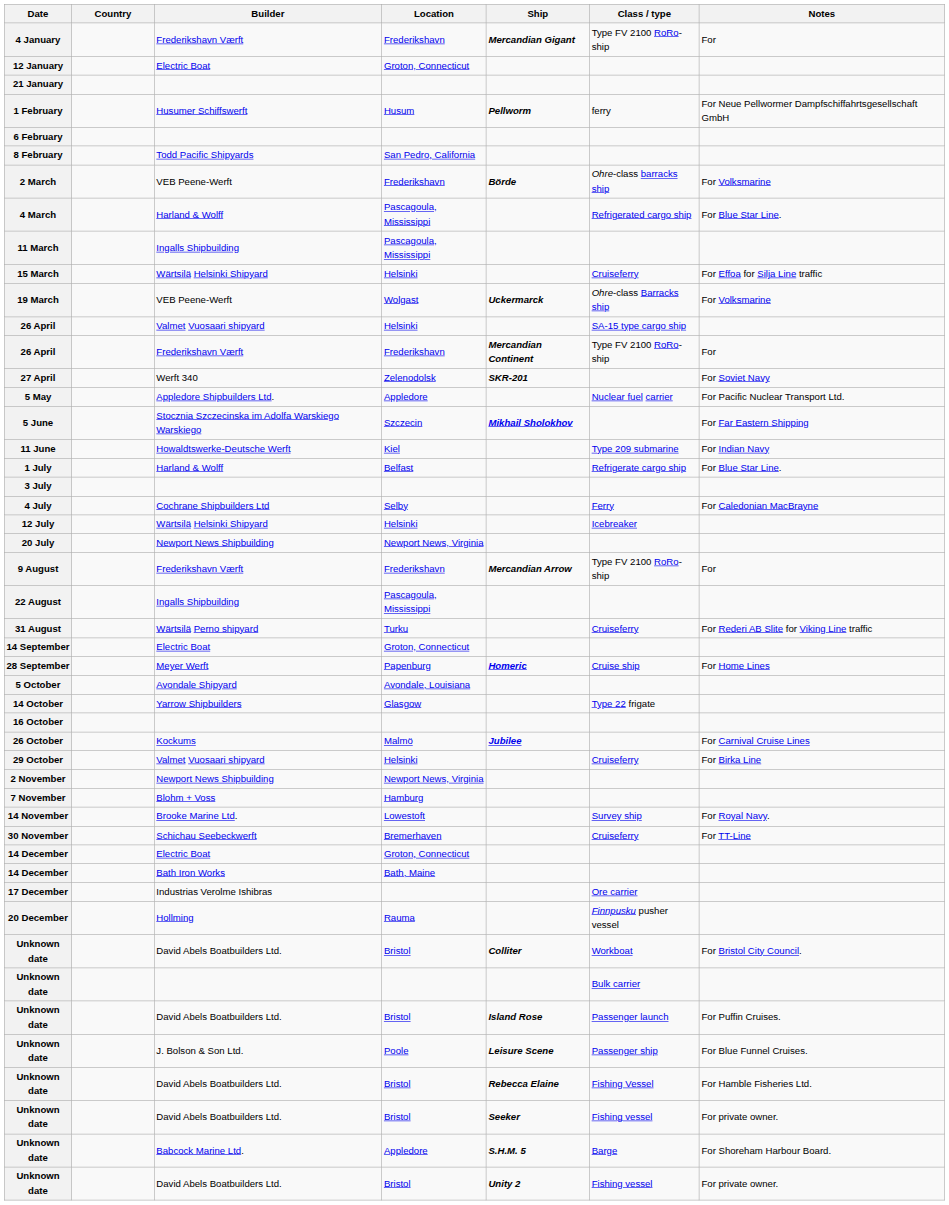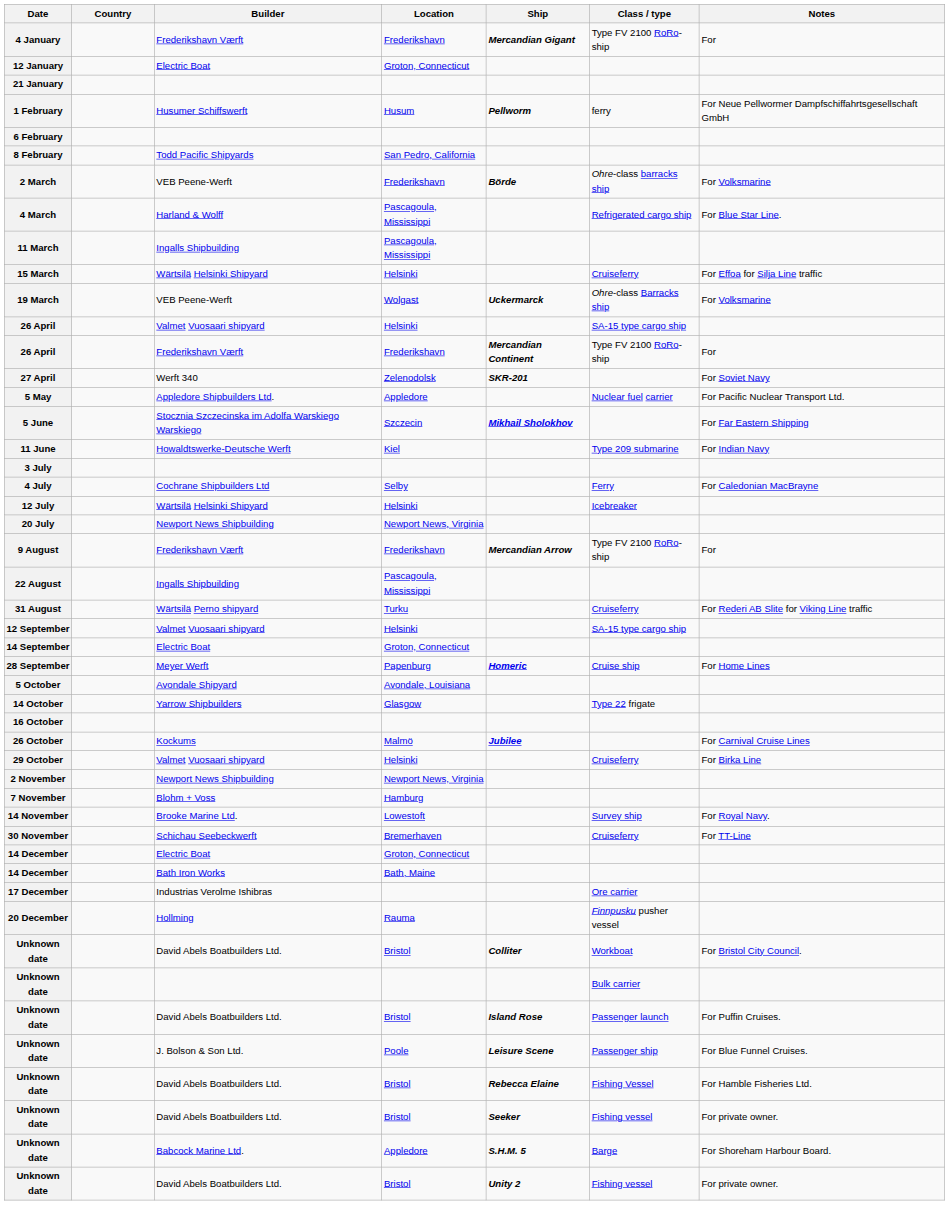- row: (38, 467)
+ row: (38, 628)
